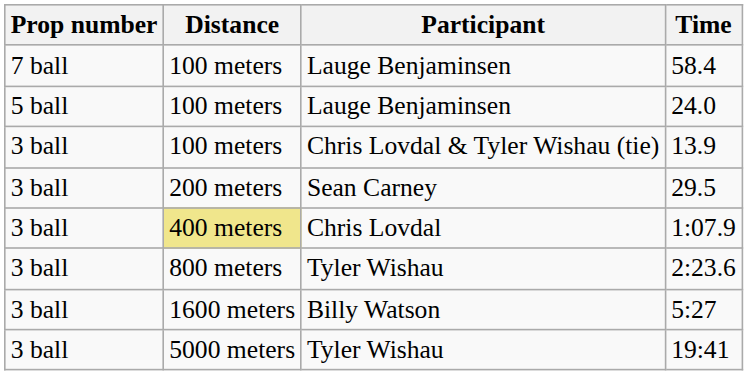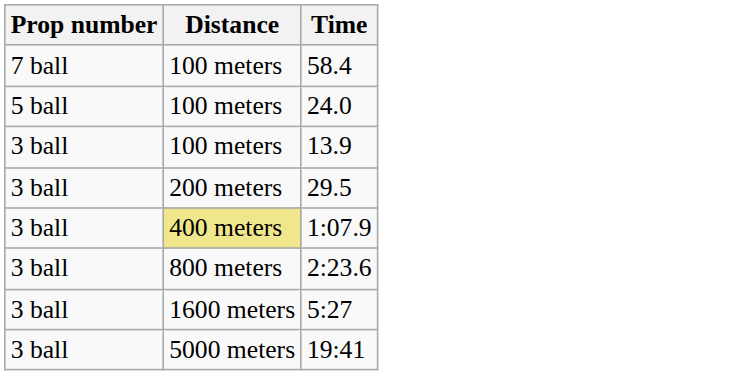- column: (483, 24)
